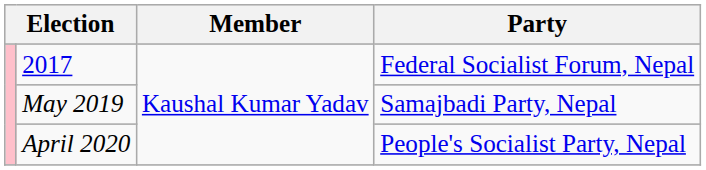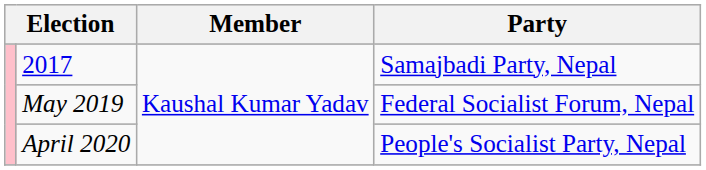(537, 64) Federal Socialist Forum, Nepal -> (498, 64) Samajbadi Party, Nepal
(498, 104) Samajbadi Party, Nepal -> (537, 104) Federal Socialist Forum, Nepal
